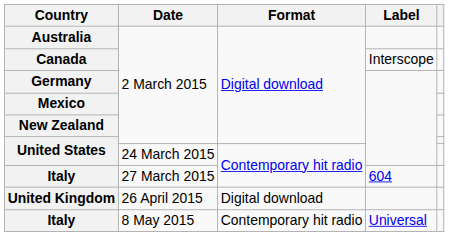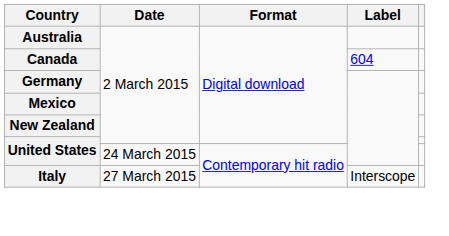(401, 59) Interscope -> (362, 59) 604
(380, 176) 604 -> (383, 176) Interscope
- row: (61, 198)
- row: (61, 220)
